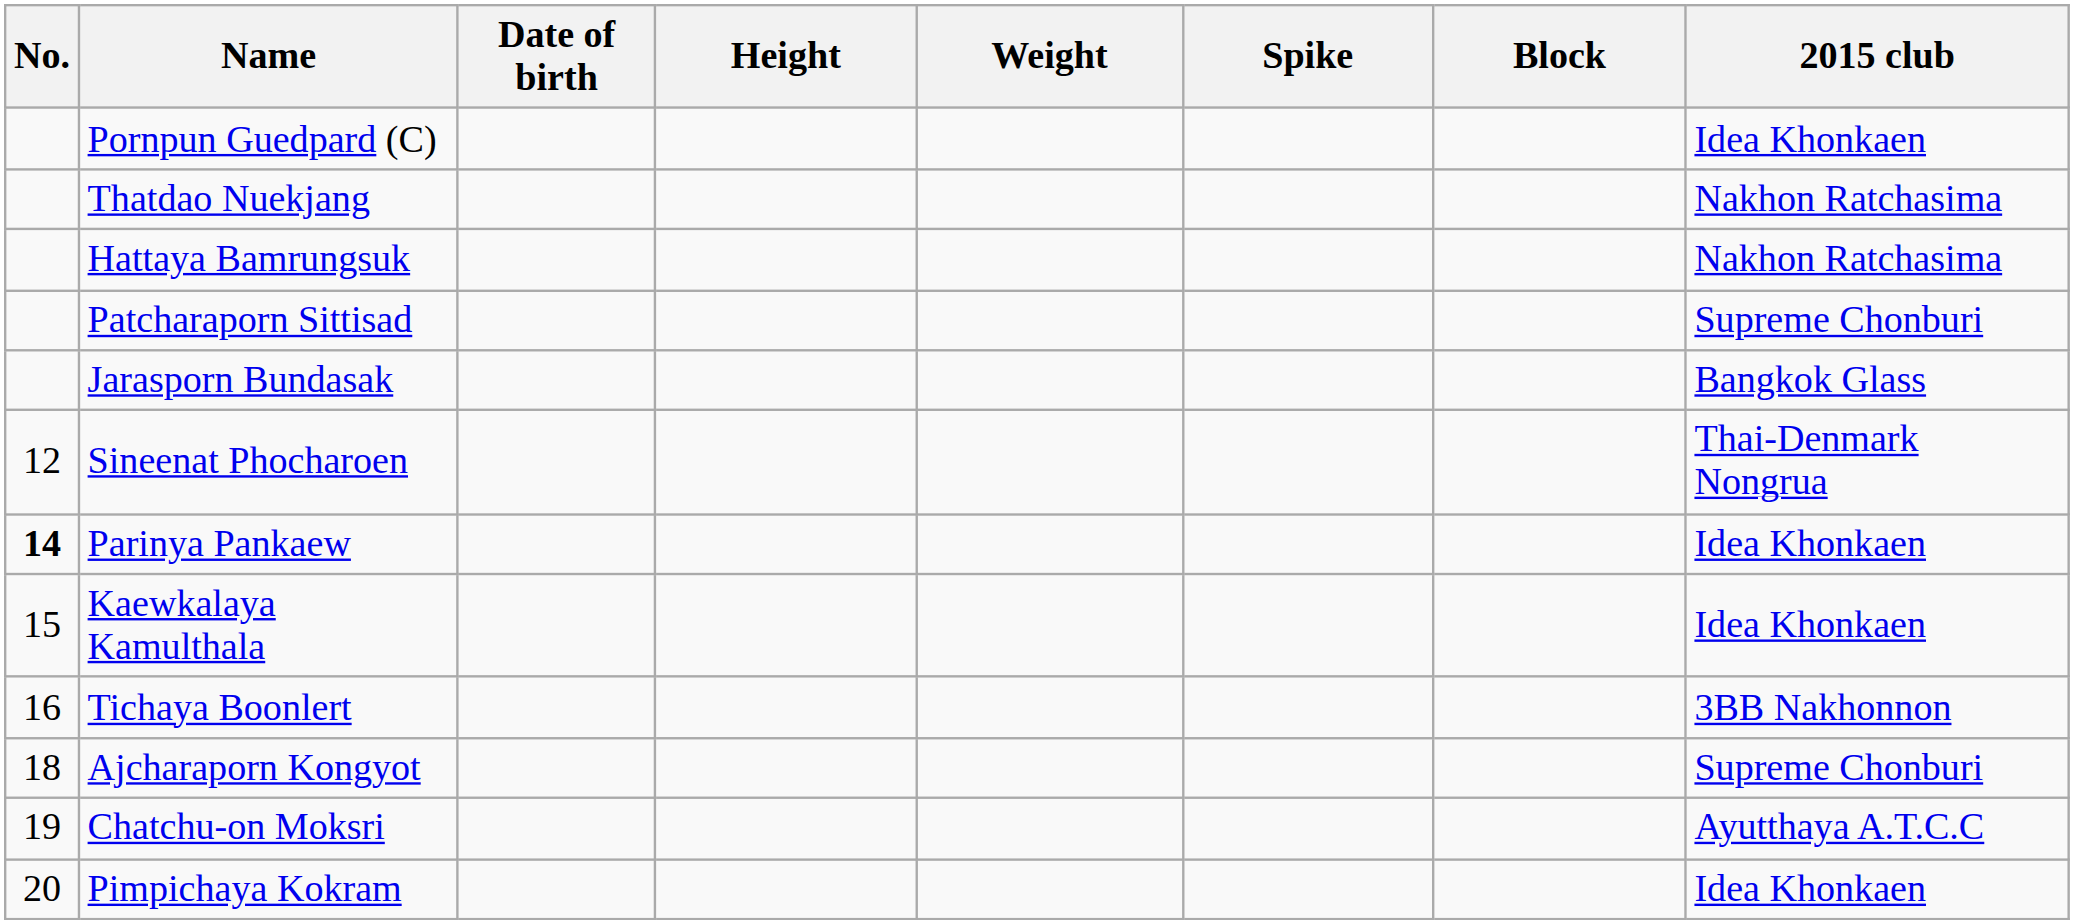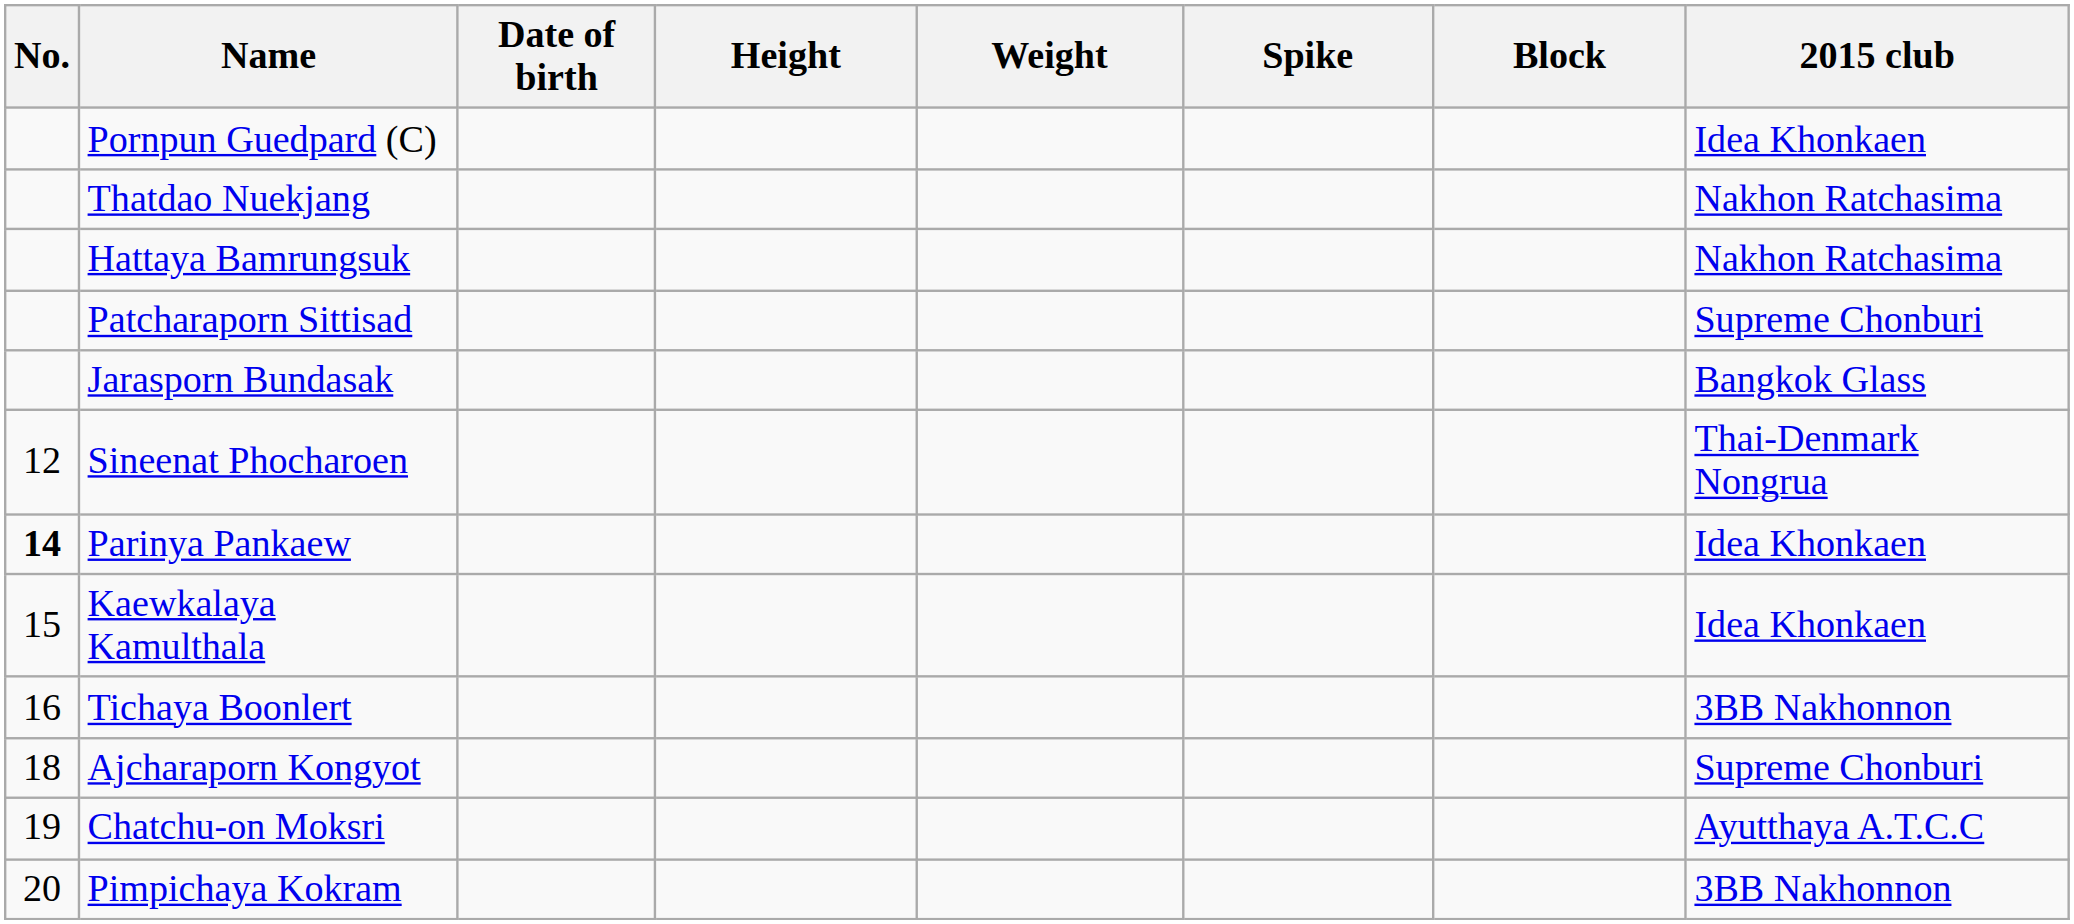(1810, 887) Idea Khonkaen -> (1823, 887) 3BB Nakhonnon
